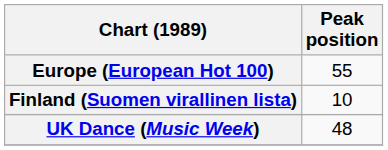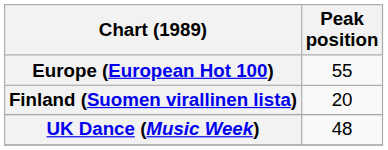(342, 99) 10 -> (342, 99) 20
